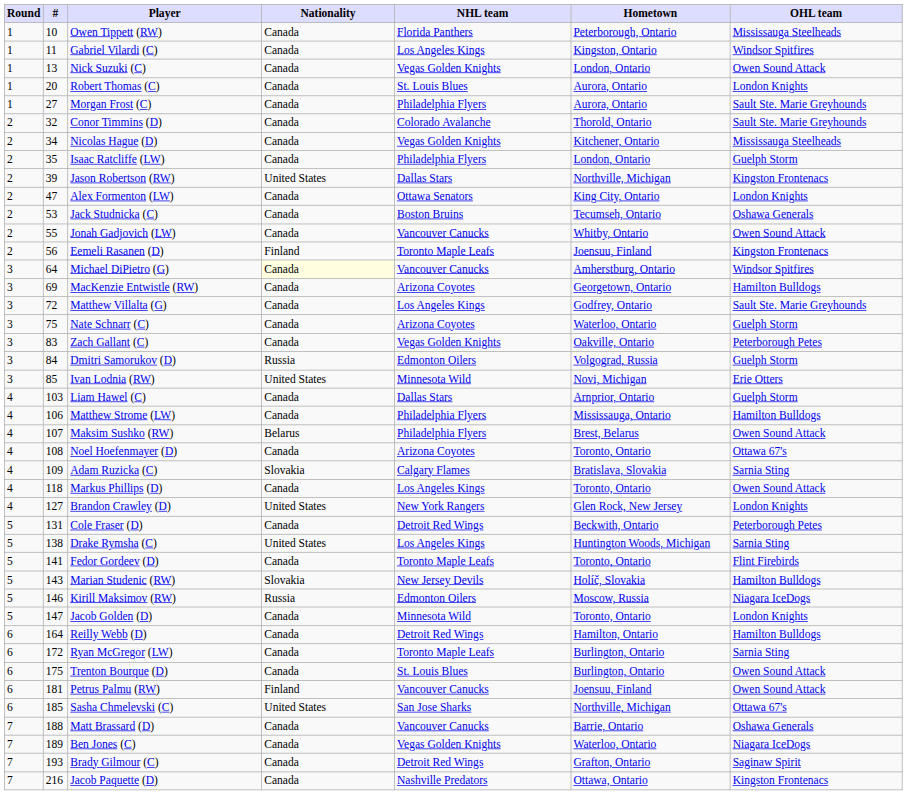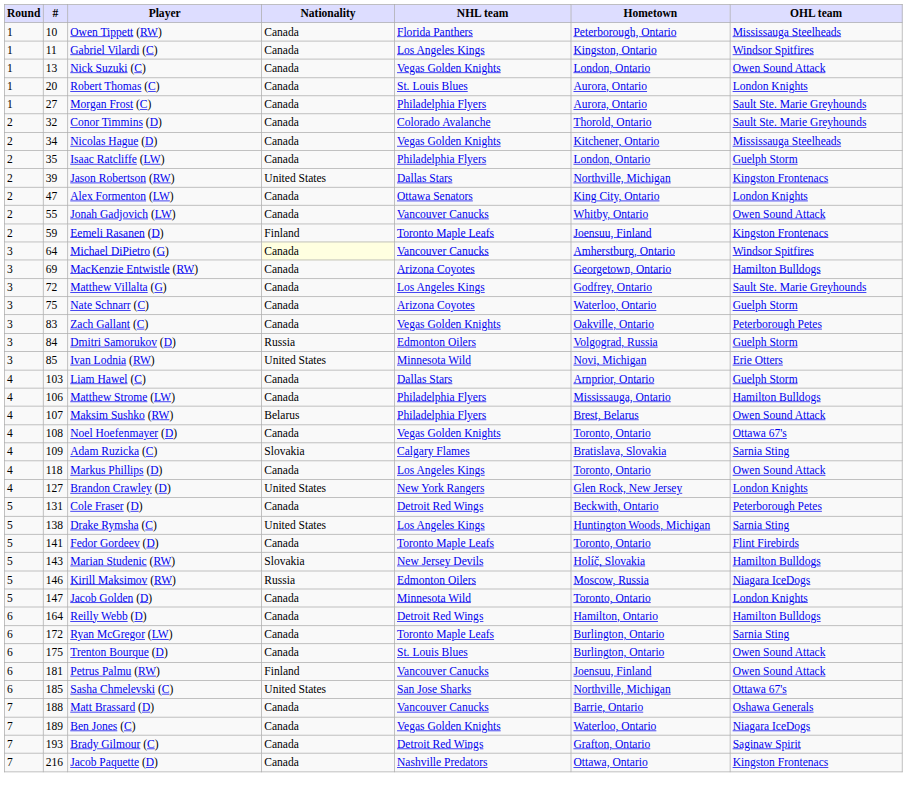- row: (114, 214)
(51, 251) 56 -> (51, 232) 59
(436, 452) Arizona Coyotes -> (449, 433) Vegas Golden Knights
